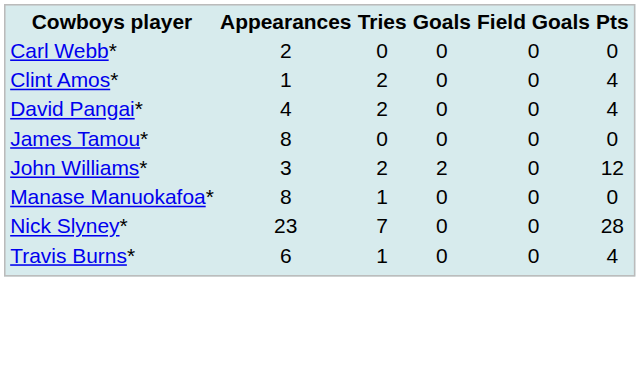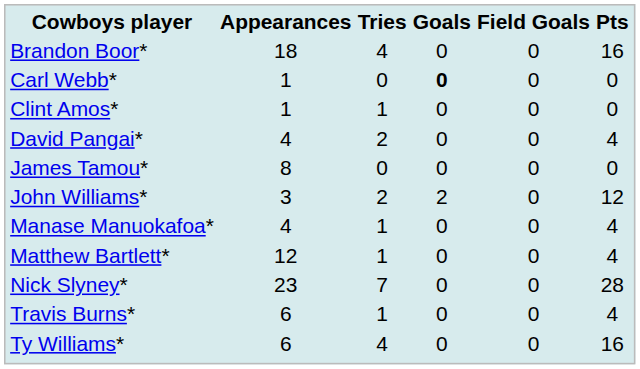+ row: (79, 51)
(286, 51) 2 -> (286, 80) 1
(442, 51) normal -> (442, 80) bold
(382, 80) 2 -> (382, 109) 1
(612, 80) 4 -> (612, 109) 0
(286, 197) 8 -> (286, 227) 4
(612, 197) 0 -> (612, 227) 4
+ row: (90, 256)
+ row: (67, 344)
